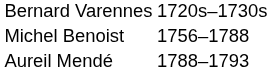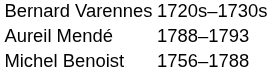rows swapped: (64, 36) <-> (59, 61)
